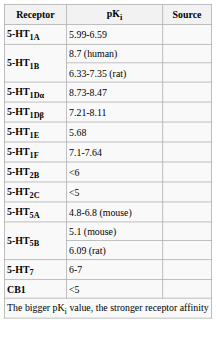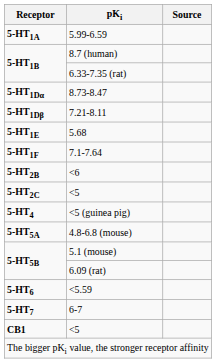+ row: (20, 213)
+ row: (20, 290)
